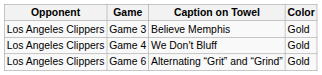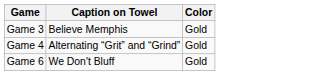- column: (56, 12)
(184, 45) We Don't Bluff -> (114, 45) Alternating “Grit” and “Grind”
(217, 62) Alternating “Grit” and “Grind” -> (81, 62) We Don't Bluff
